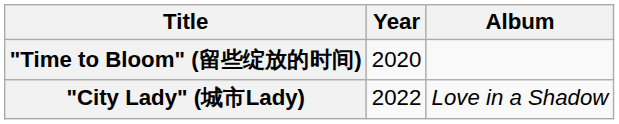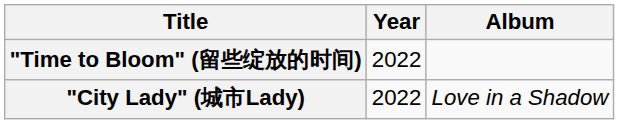(397, 59) 2020 -> (397, 59) 2022
